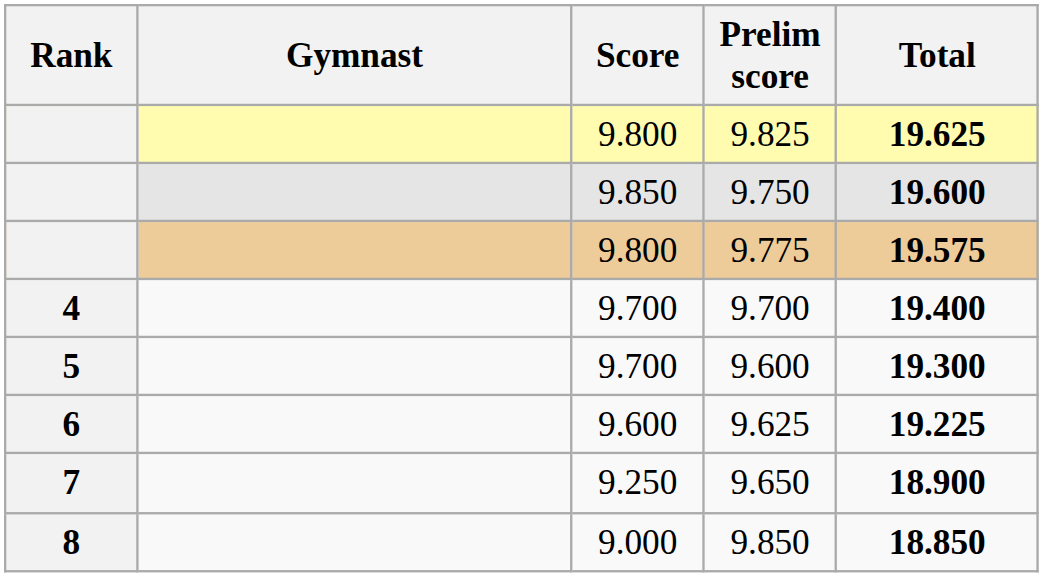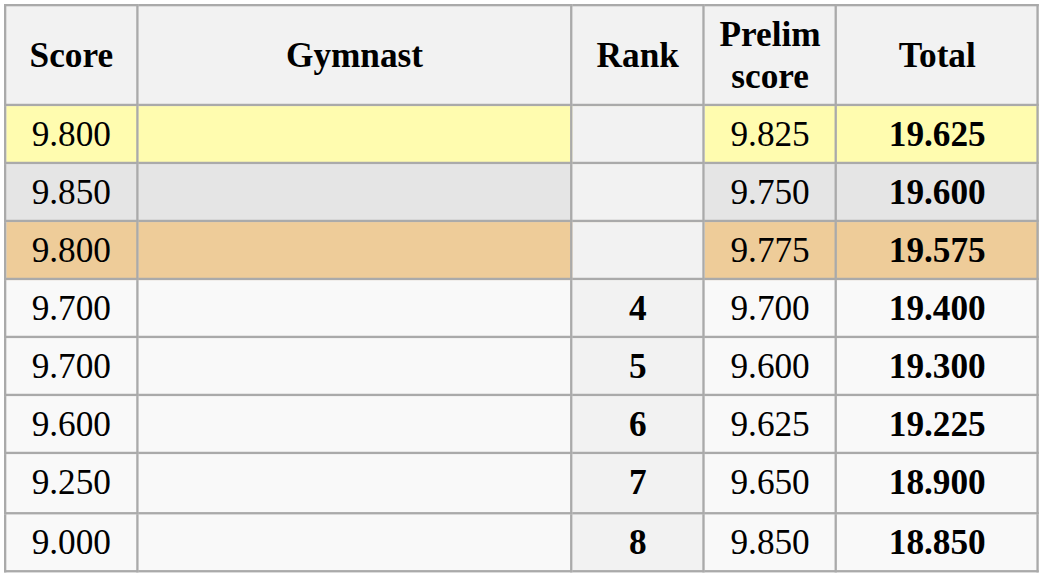columns swapped: (71, 54) <-> (638, 54)
